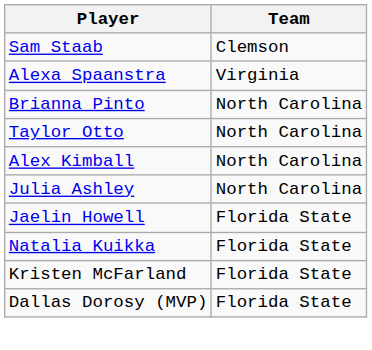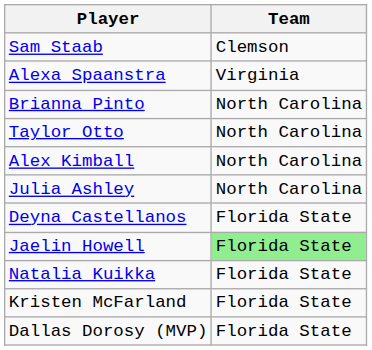+ row: (98, 218)
(284, 218) no background -> (284, 246) lightgreen background
